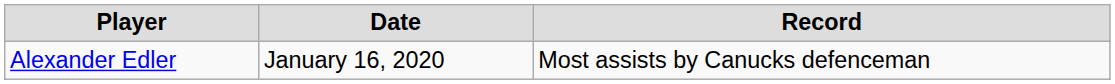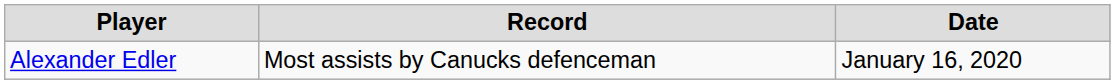columns swapped: (822, 23) <-> (396, 23)
